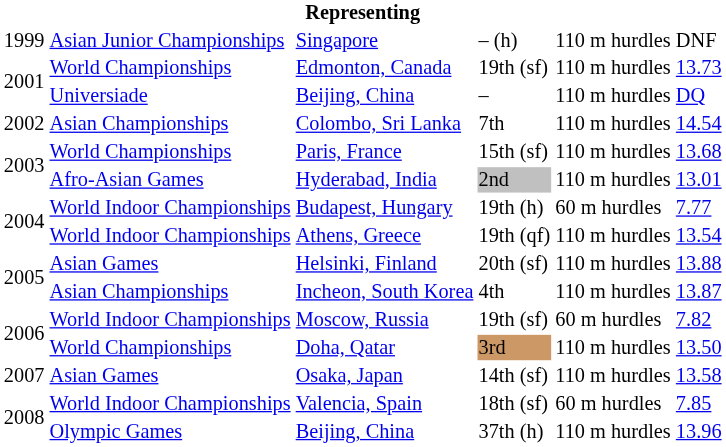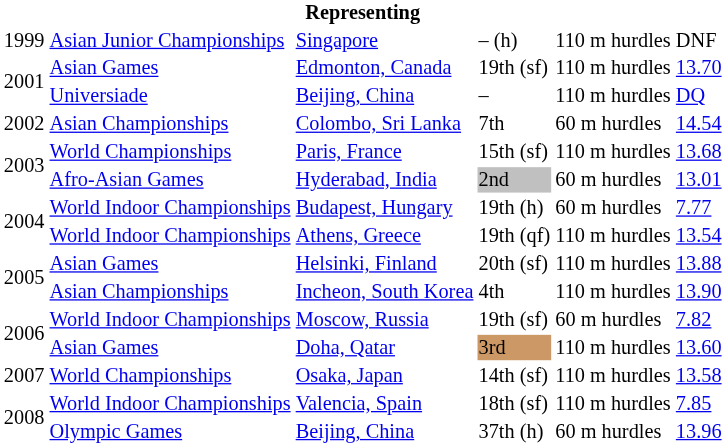(140, 67) World Championships -> (104, 67) Asian Games
(699, 67) 13.73 -> (699, 67) 13.70
(613, 123) 110 m hurdles -> (608, 123) 60 m hurdles
(613, 179) 110 m hurdles -> (608, 179) 60 m hurdles
(699, 291) 13.87 -> (699, 291) 13.90
(140, 347) World Championships -> (104, 347) Asian Games
(699, 347) 13.50 -> (699, 347) 13.60
(104, 375) Asian Games -> (140, 375) World Championships
(608, 403) 60 m hurdles -> (613, 403) 110 m hurdles
(613, 431) 110 m hurdles -> (608, 431) 60 m hurdles
